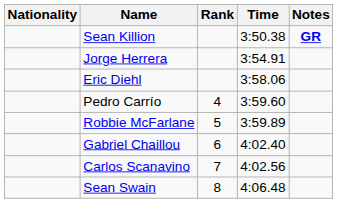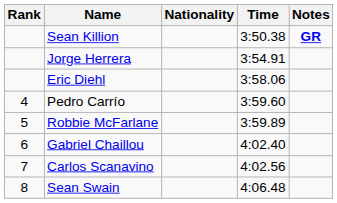columns swapped: (217, 15) <-> (42, 15)
